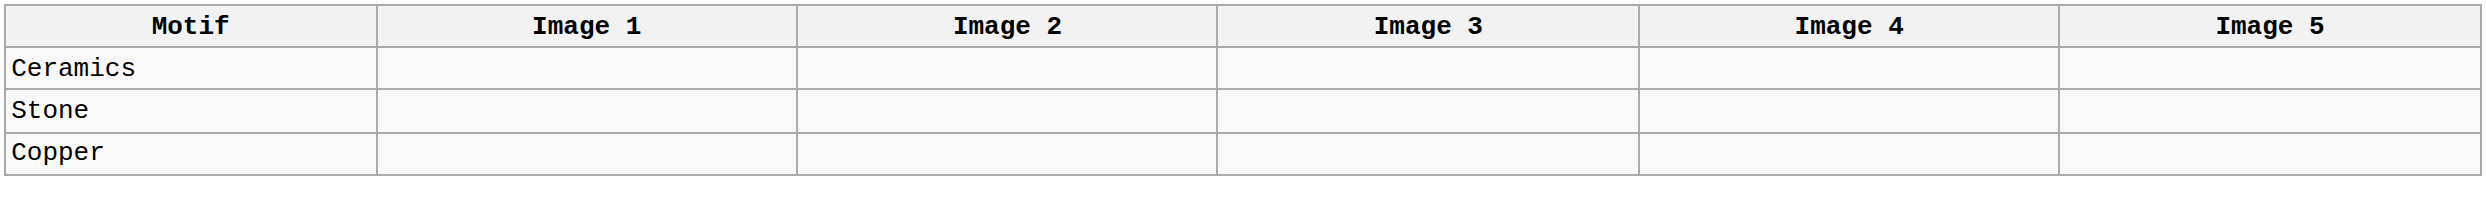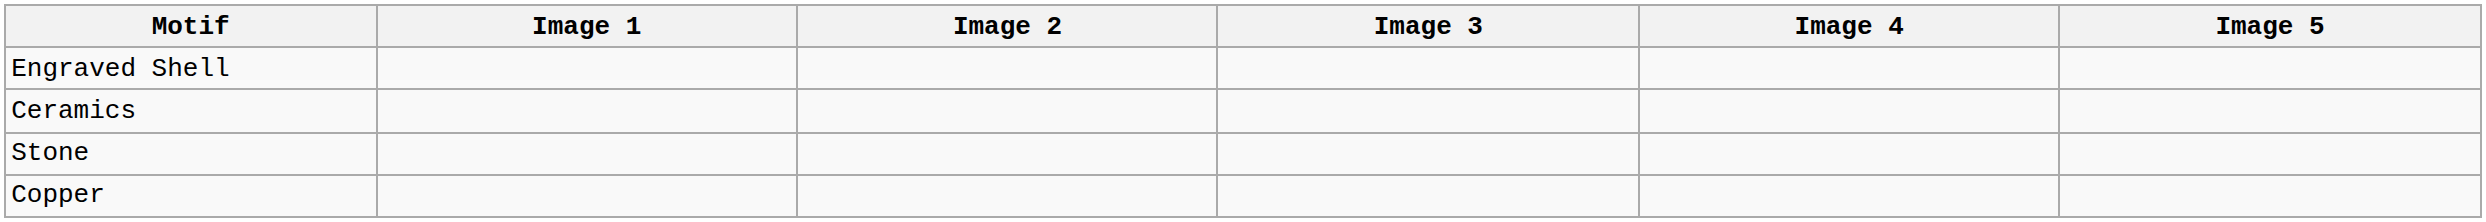+ row: (120, 69)
